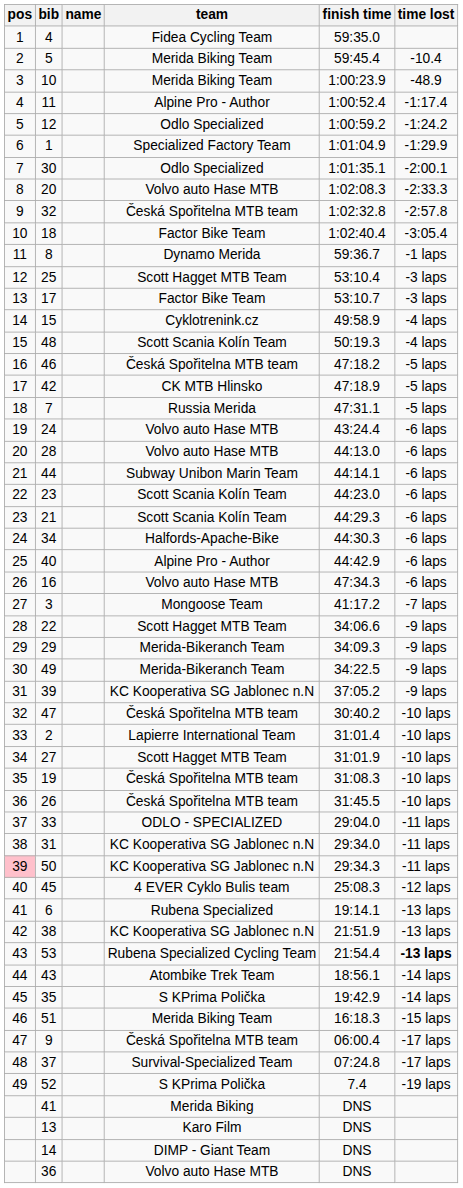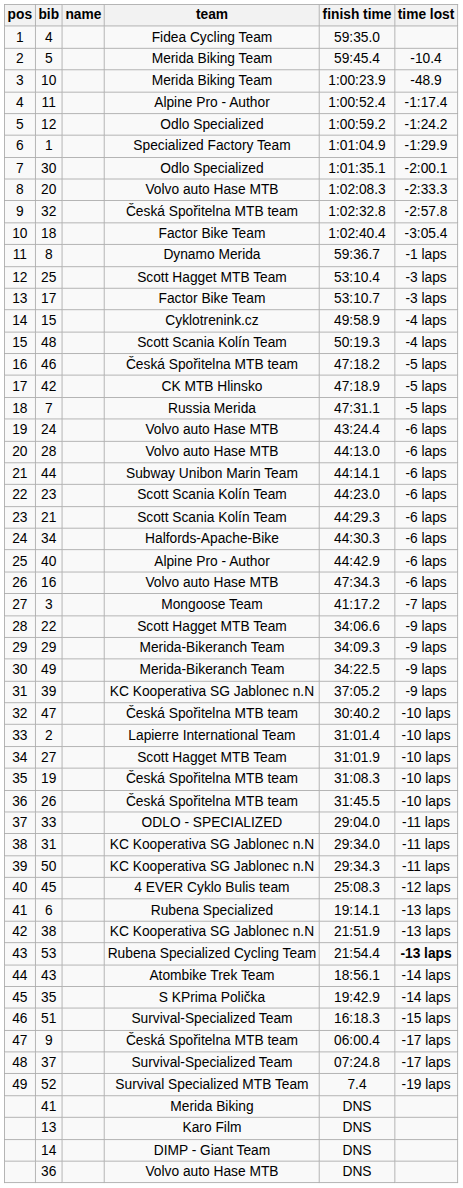(20, 866) pink background -> (20, 866) no background
(212, 1019) Merida Biking Team -> (212, 1019) Survival-Specialized Team
(212, 1084) S KPrima Polička -> (212, 1084) Survival Specialized MTB Team
